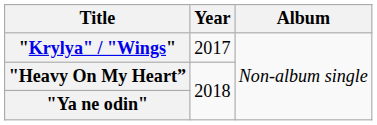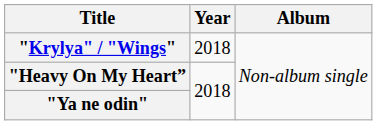(212, 47) 2017 -> (212, 47) 2018
